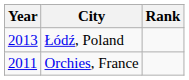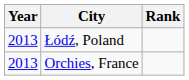(22, 63) 2011 -> (23, 63) 2013
